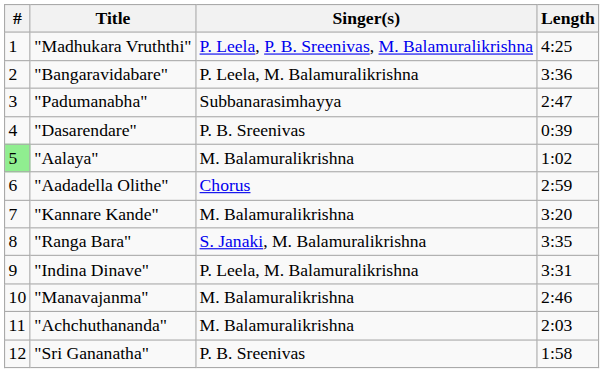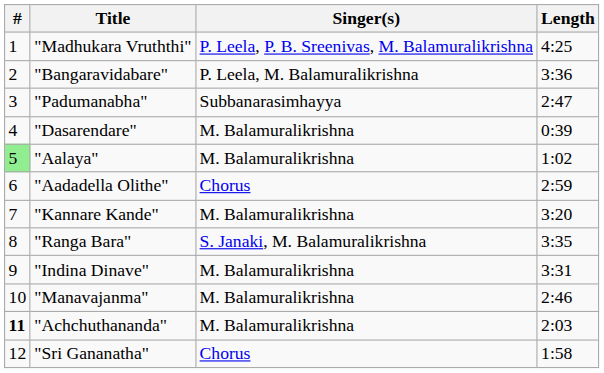(252, 130) P. B. Sreenivas -> (277, 130) M. Balamuralikrishna
(309, 269) P. Leela, M. Balamuralikrishna -> (277, 269) M. Balamuralikrishna
(17, 325) normal -> (17, 325) bold
(252, 353) P. B. Sreenivas -> (225, 353) Chorus
